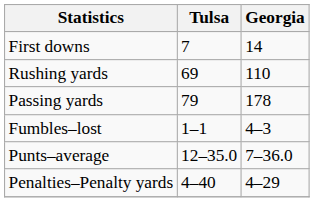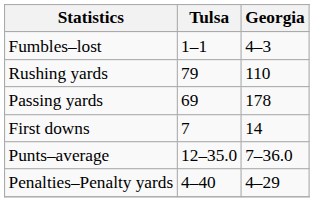rows swapped: (49, 45) <-> (55, 127)
(190, 73) 69 -> (190, 73) 79
(190, 100) 79 -> (190, 100) 69
